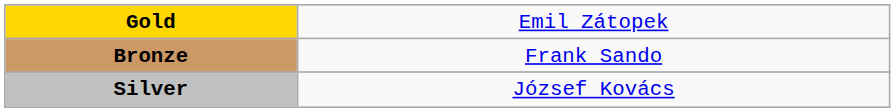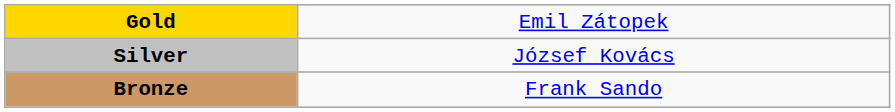rows swapped: (151, 90) <-> (151, 56)
